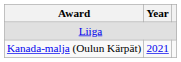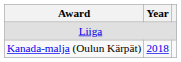(158, 48) 2021 -> (158, 48) 2018
